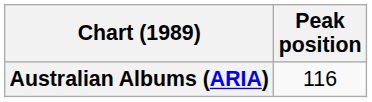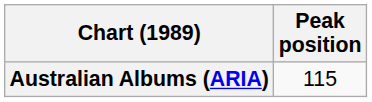(320, 79) 116 -> (320, 79) 115
